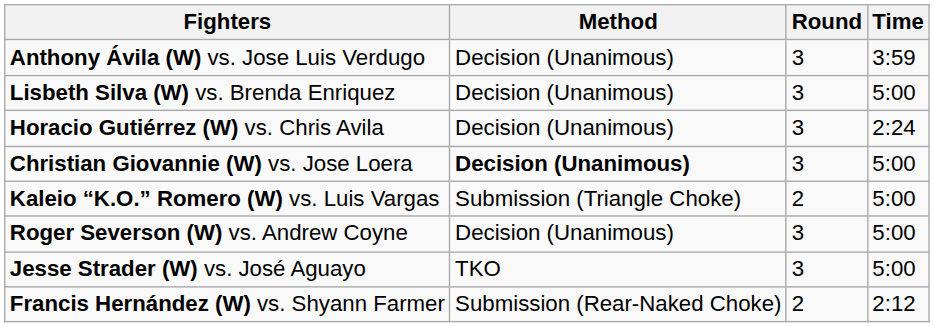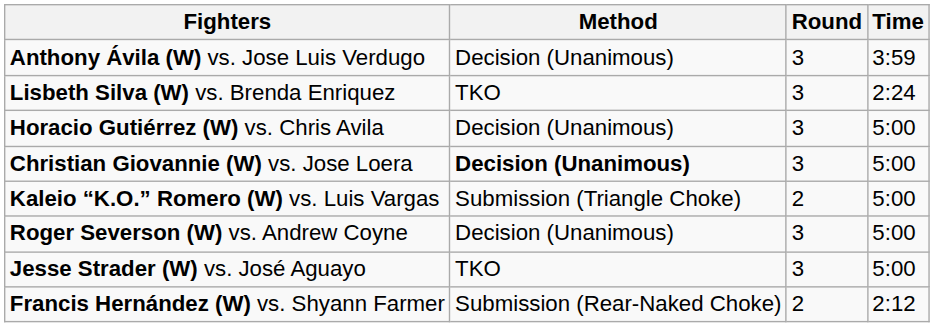(564, 92) Decision (Unanimous) -> (478, 92) TKO
(894, 92) 5:00 -> (894, 92) 2:24
(894, 127) 2:24 -> (894, 127) 5:00
